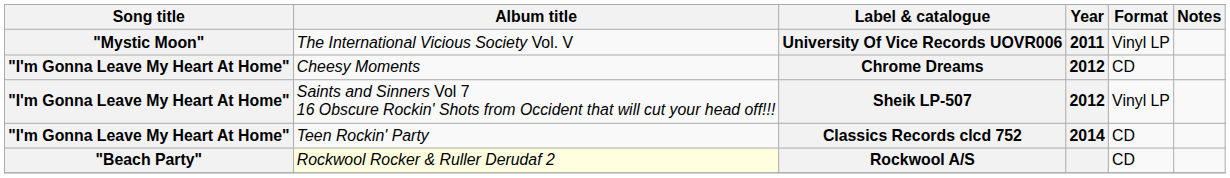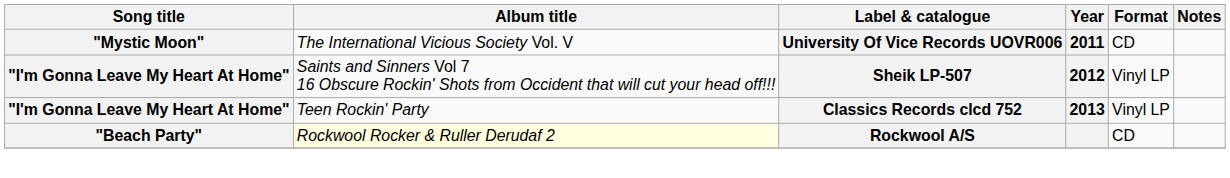(1141, 42) Vinyl LP -> (1124, 42) CD
- row: (922, 67)
(1087, 135) 2014 -> (1087, 110) 2013
(1124, 135) CD -> (1141, 110) Vinyl LP
